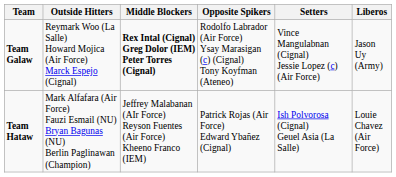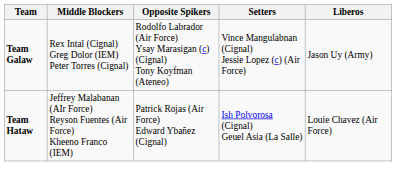- column: (82, 11)
(159, 54) bold -> (89, 54) normal
